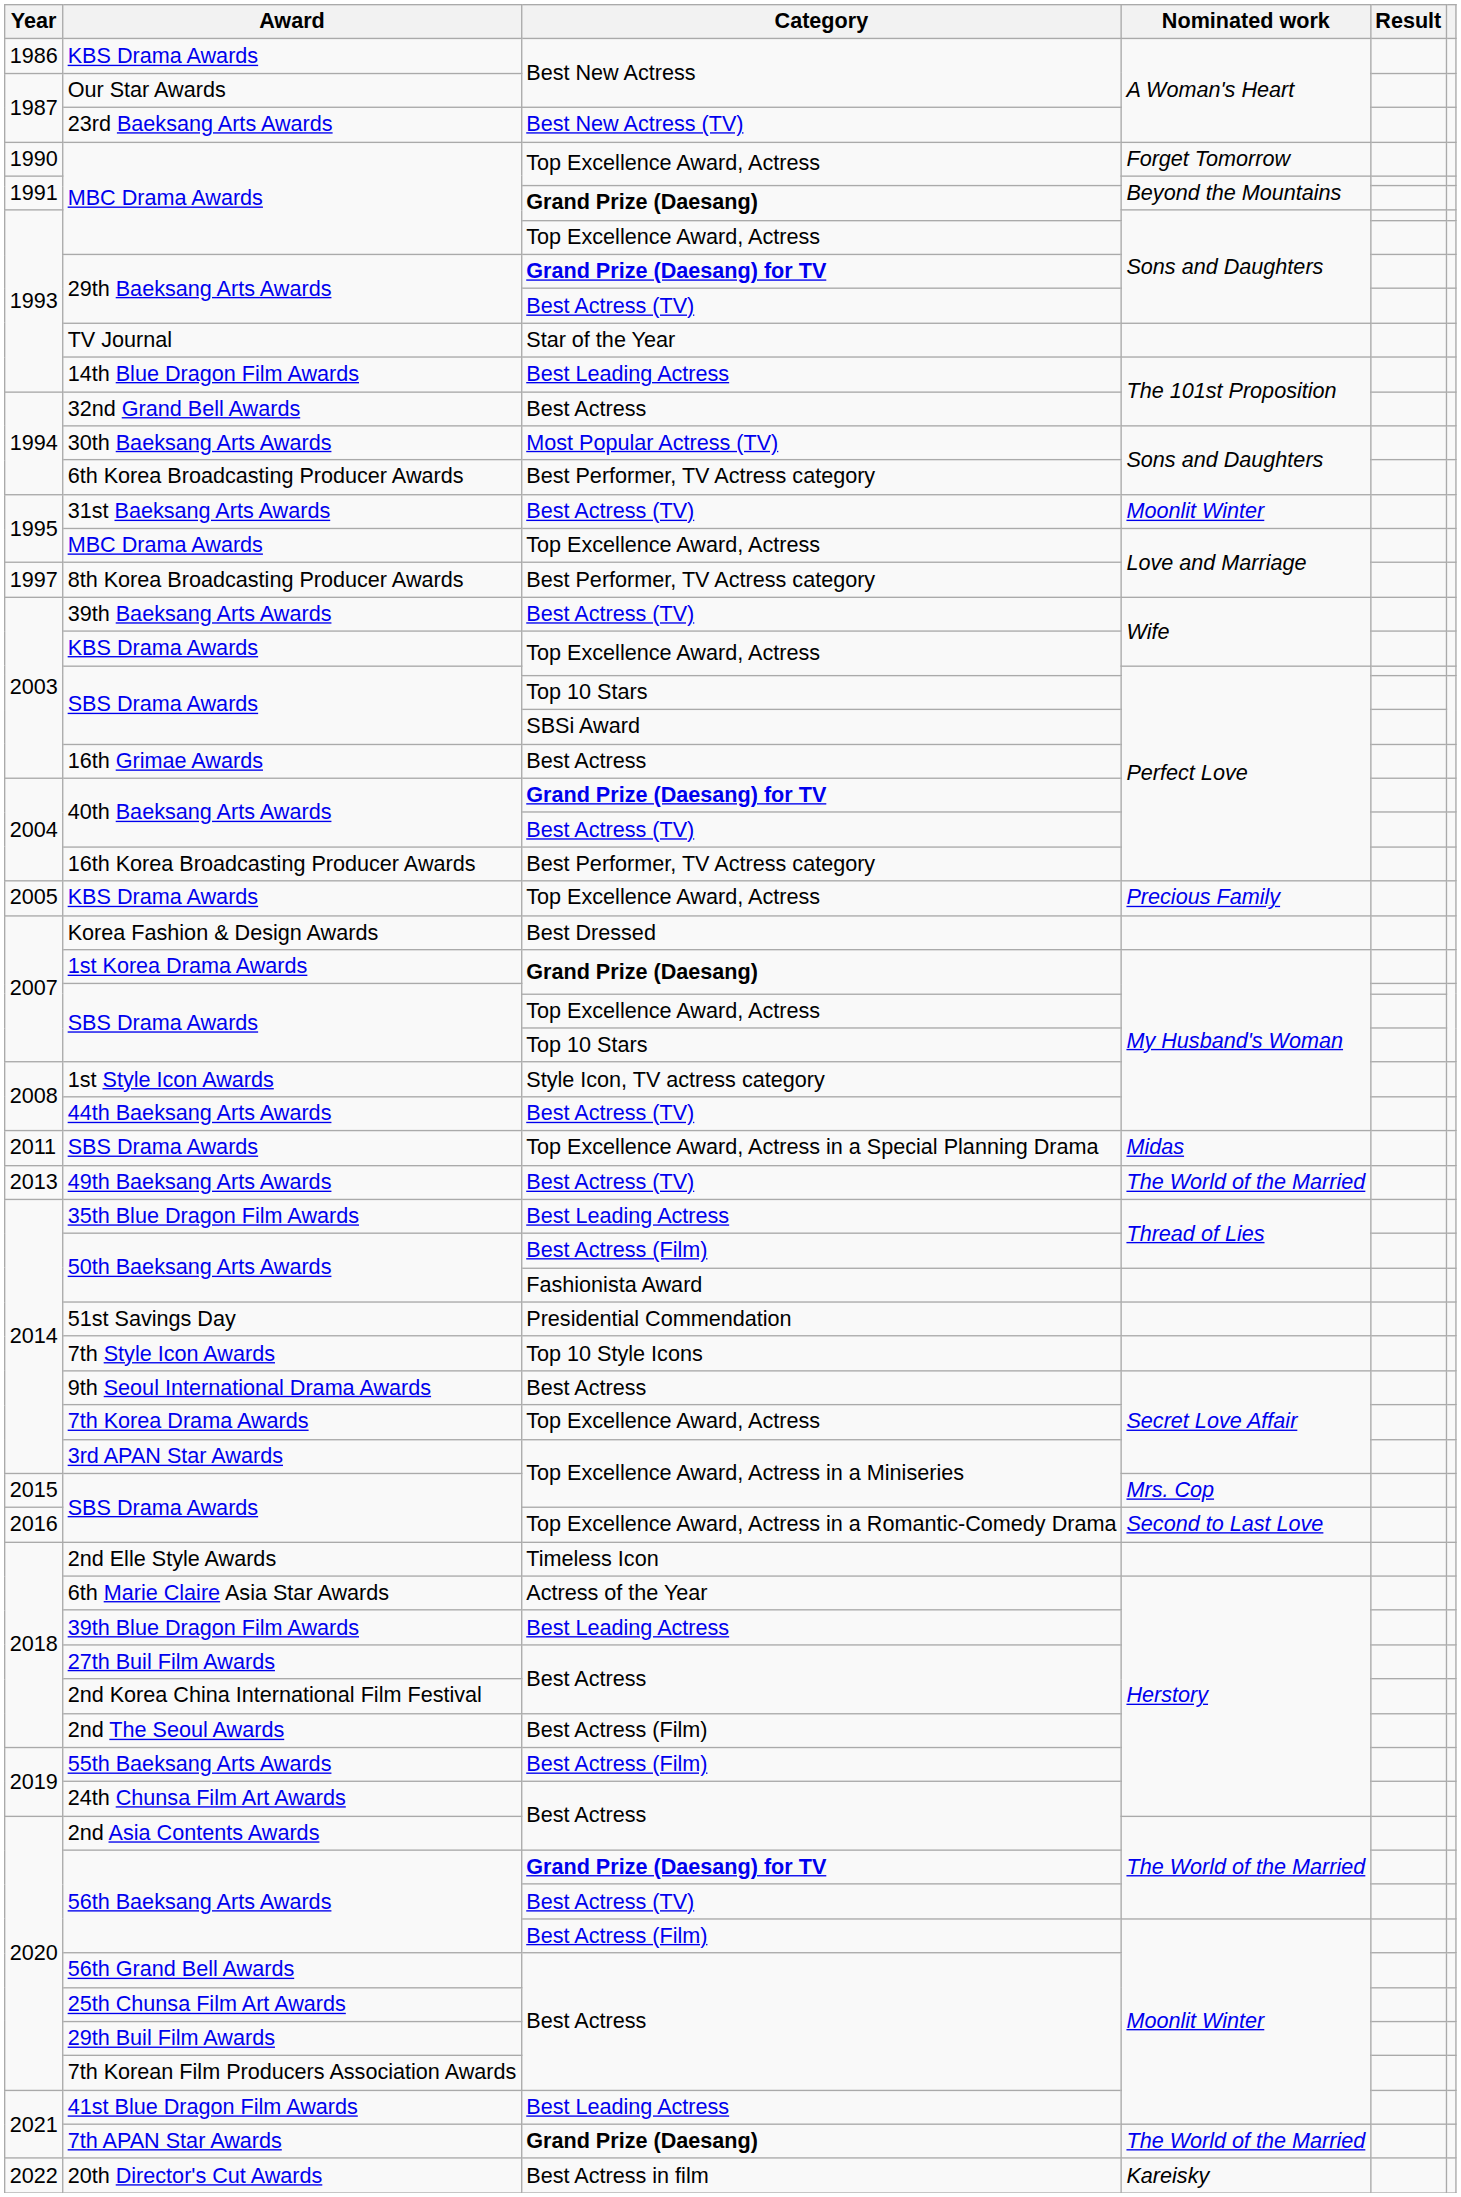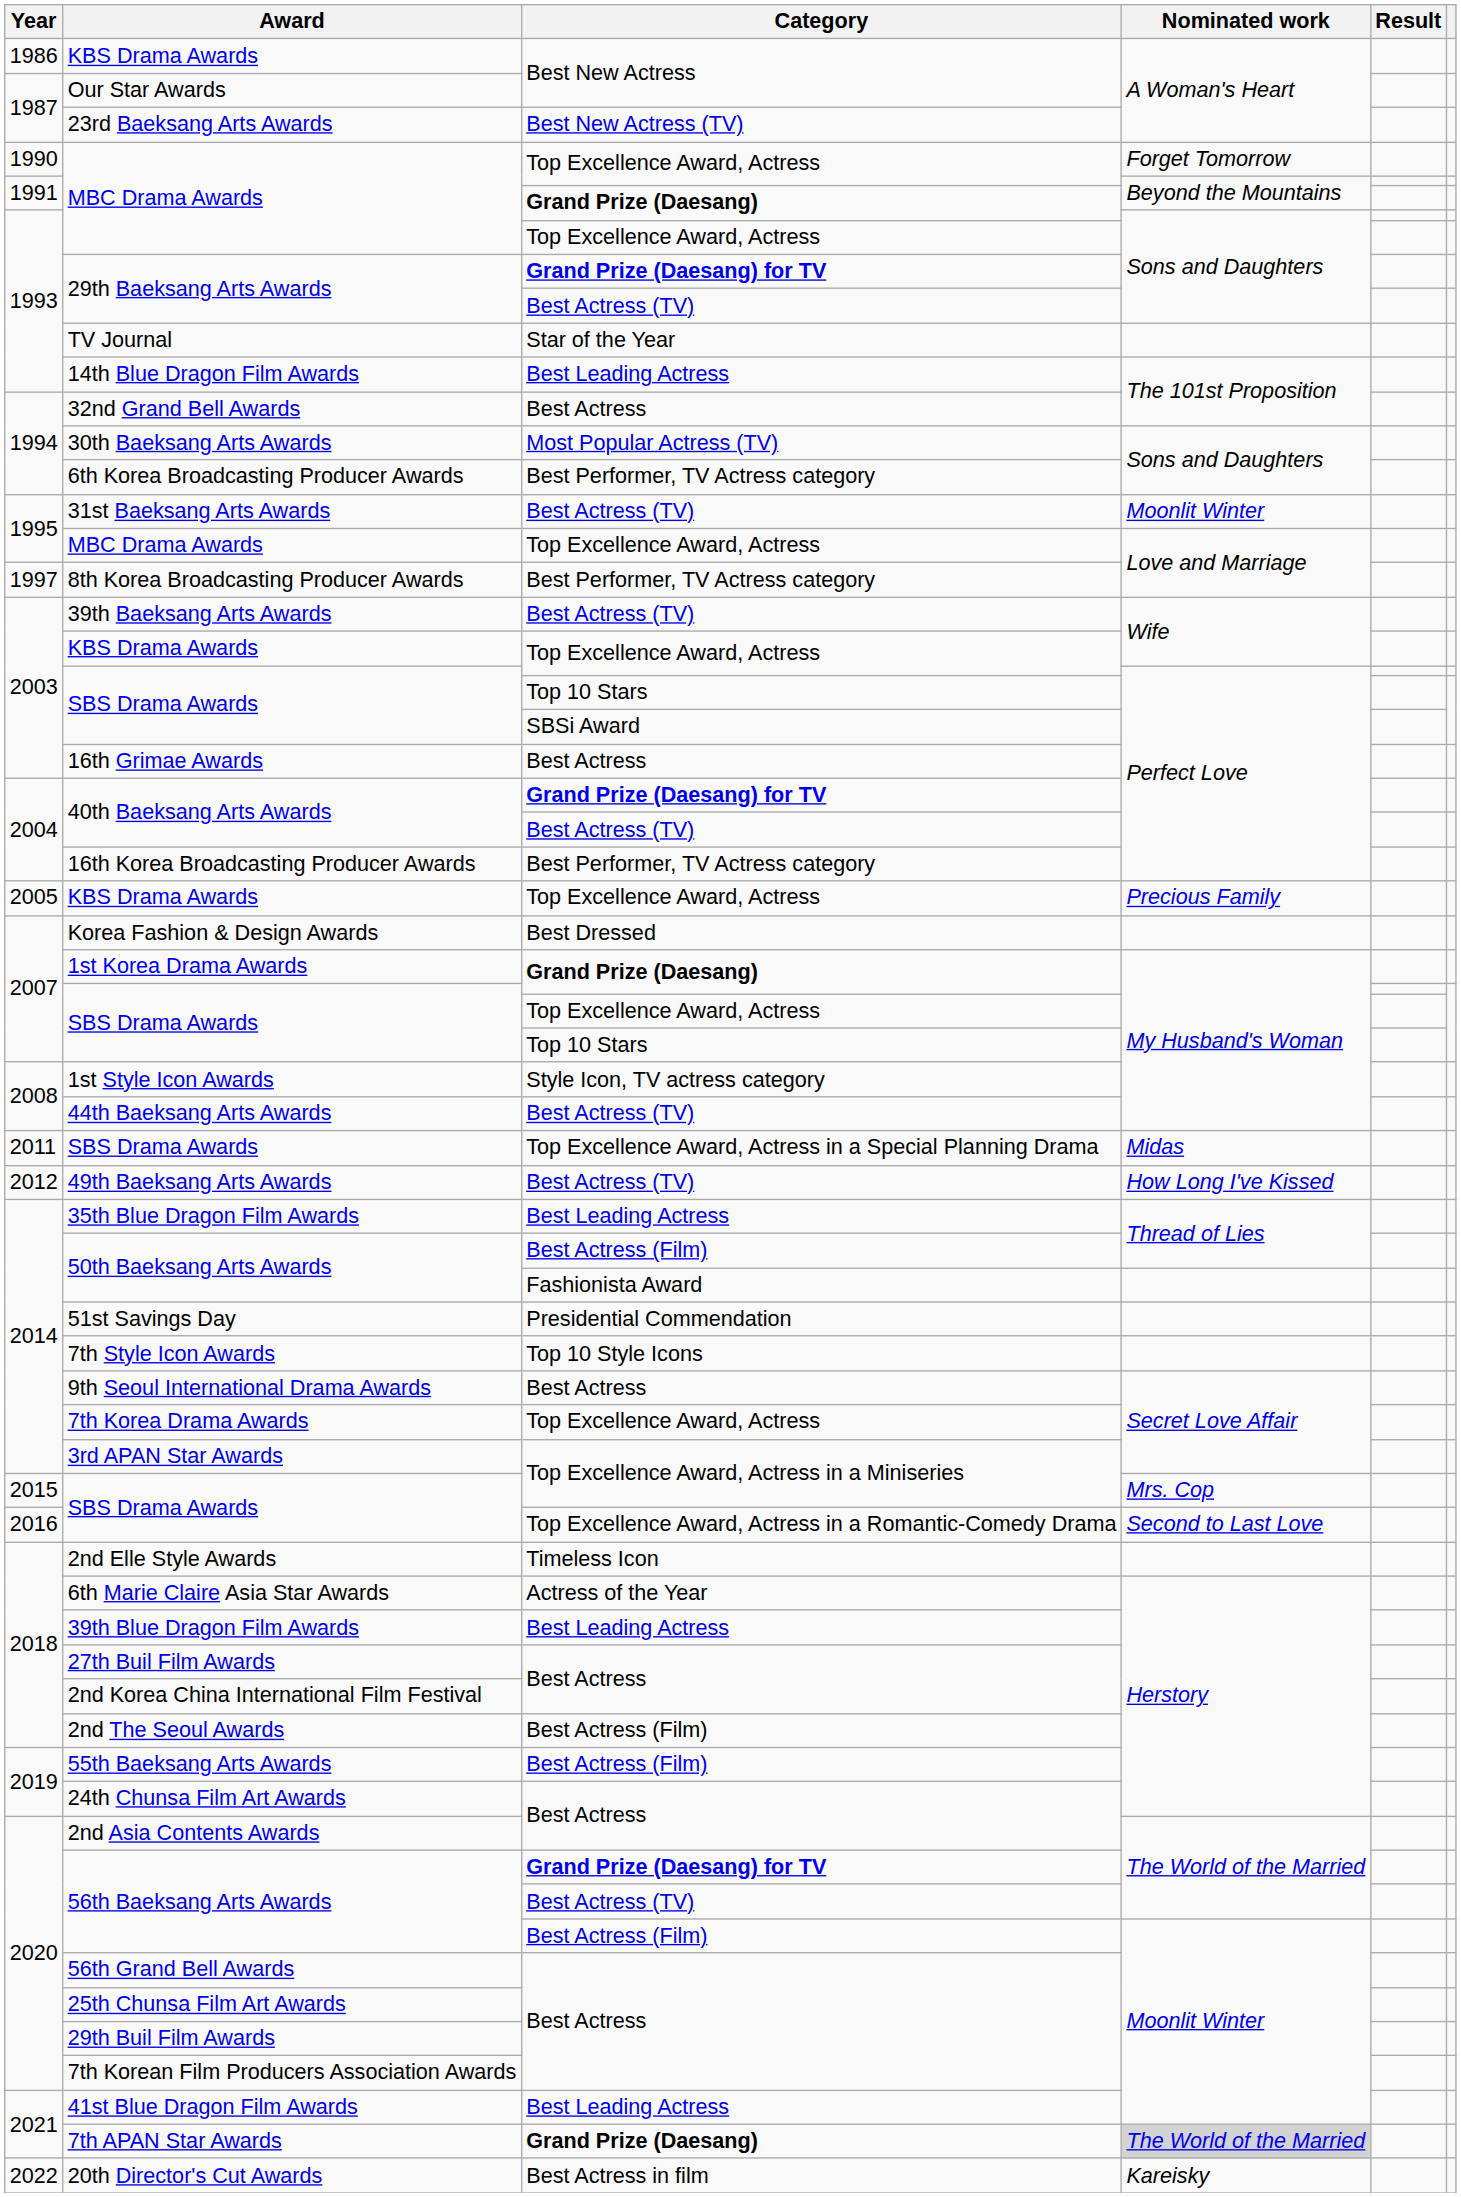(34, 1181) 2013 -> (34, 1181) 2012
(1246, 1181) The World of the Married -> (1230, 1181) How Long I've Kissed
(1246, 2141) no background -> (1246, 2141) lightgrey background
